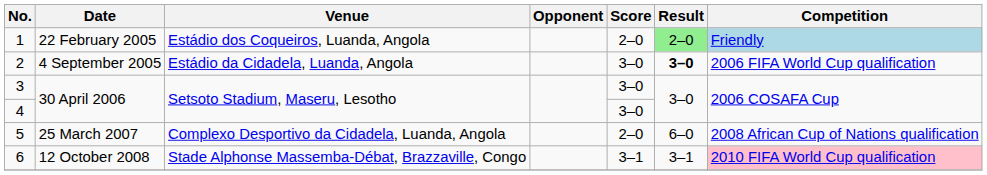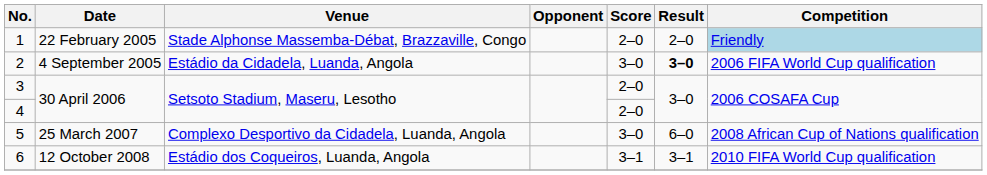(299, 39) Estádio dos Coqueiros, Luanda, Angola -> (347, 39) Stade Alphonse Massemba-Débat, Brazzaville, Congo
(681, 39) lightgreen background -> (681, 39) no background
(631, 87) 3–0 -> (631, 87) 2–0
(631, 110) 3–0 -> (631, 110) 2–0
(631, 134) 2–0 -> (631, 134) 3–0
(347, 157) Stade Alphonse Massemba-Débat, Brazzaville, Congo -> (299, 157) Estádio dos Coqueiros, Luanda, Angola
(823, 157) pink background -> (823, 157) no background
